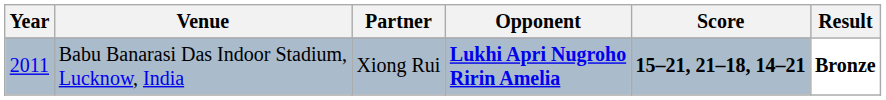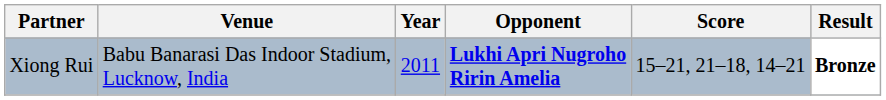columns swapped: (29, 21) <-> (398, 21)
(721, 66) bold -> (721, 66) normal
